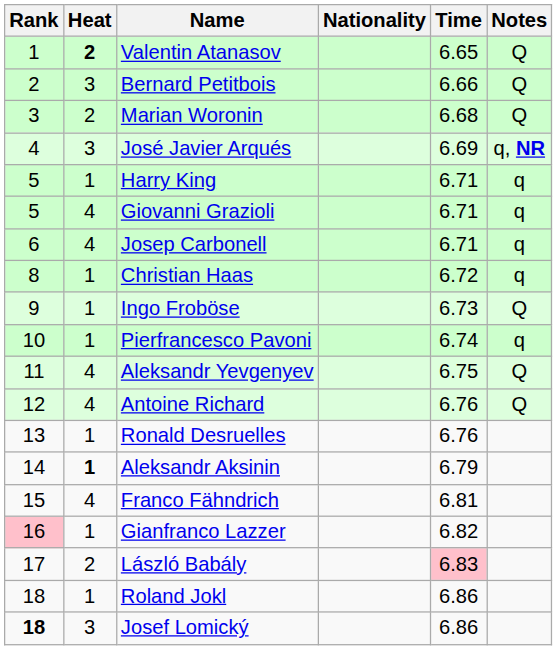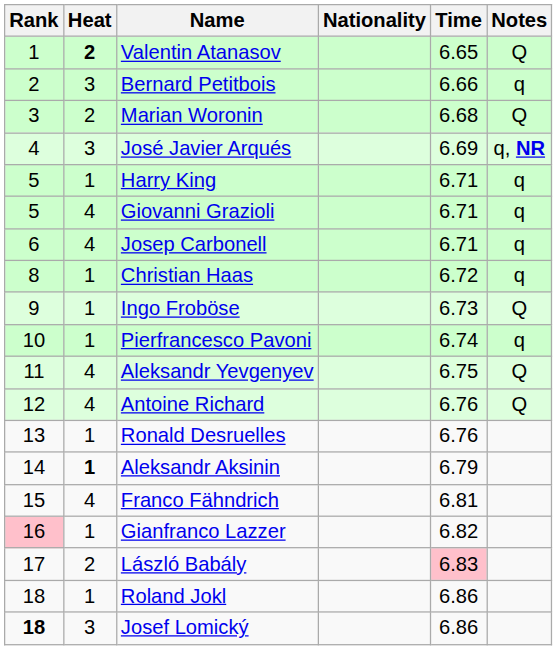(519, 84) Q -> (519, 84) q
